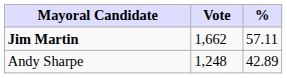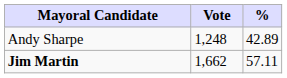rows swapped: (43, 38) <-> (46, 61)
